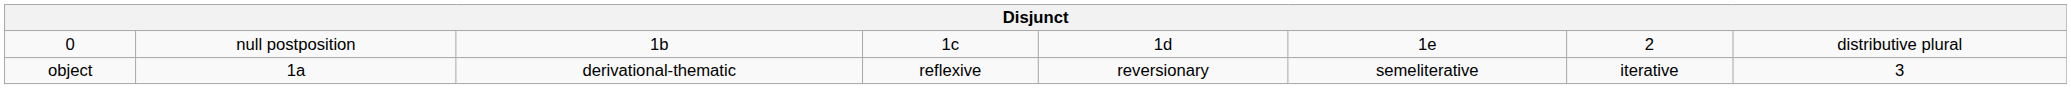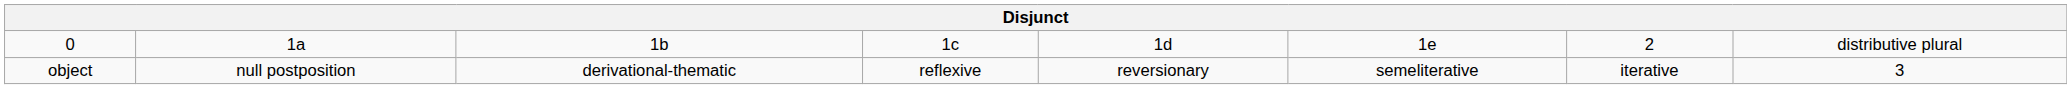(296, 44) null postposition -> (296, 44) 1a
(296, 70) 1a -> (296, 70) null postposition
